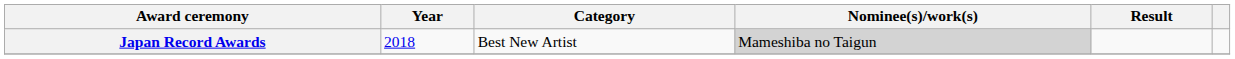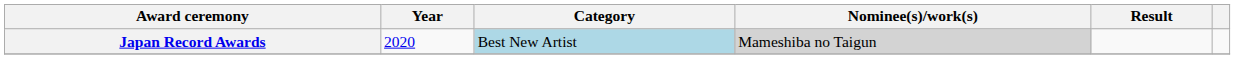(400, 41) 2018 -> (400, 41) 2020
(527, 41) no background -> (527, 41) lightblue background
